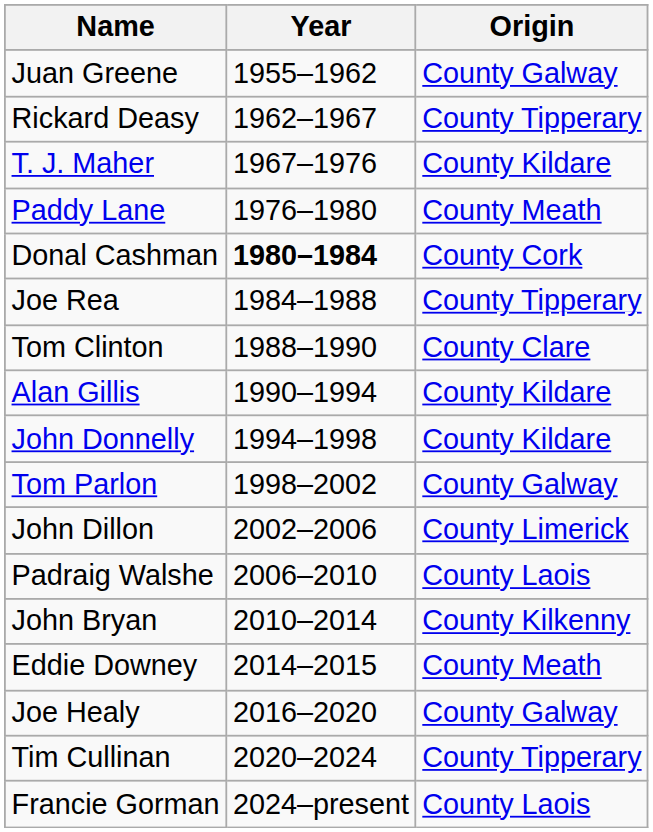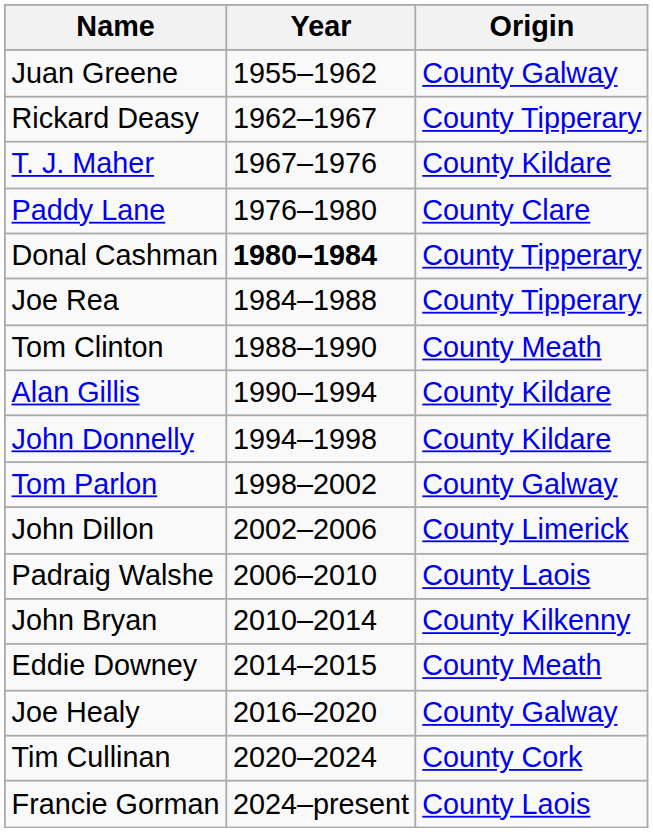(512, 210) County Meath -> (506, 210) County Clare
(502, 255) County Cork -> (532, 255) County Tipperary
(506, 347) County Clare -> (512, 347) County Meath
(532, 758) County Tipperary -> (502, 758) County Cork
